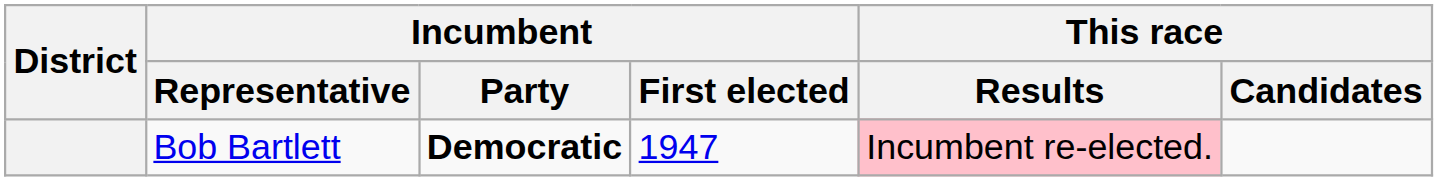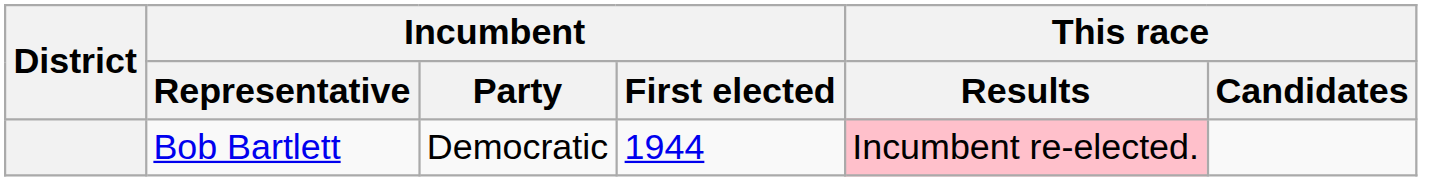(524, 146) bold -> (517, 146) normal
(678, 146) 1947 -> (664, 146) 1944
